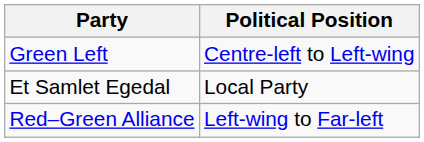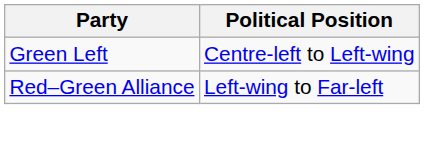- row: (90, 86)
